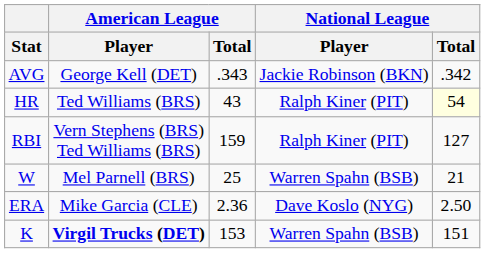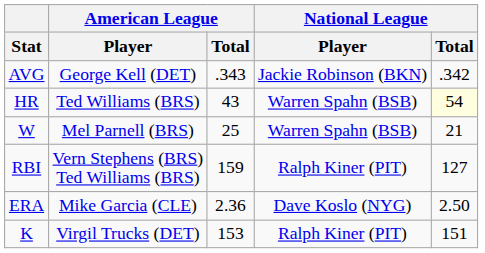(344, 102) Ralph Kiner (PIT) -> (342, 102) Warren Spahn (BSB)
rows swapped: (27, 140) <-> (27, 177)
(129, 233) bold -> (128, 233) normal
(344, 233) Warren Spahn (BSB) -> (342, 233) Ralph Kiner (PIT)
